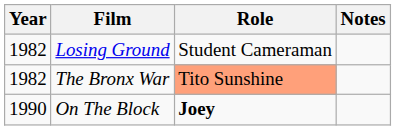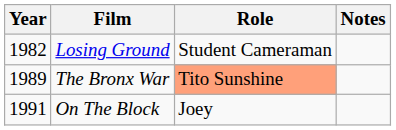(28, 79) 1982 -> (28, 79) 1989
(28, 109) 1990 -> (28, 109) 1991
(197, 109) bold -> (196, 109) normal
